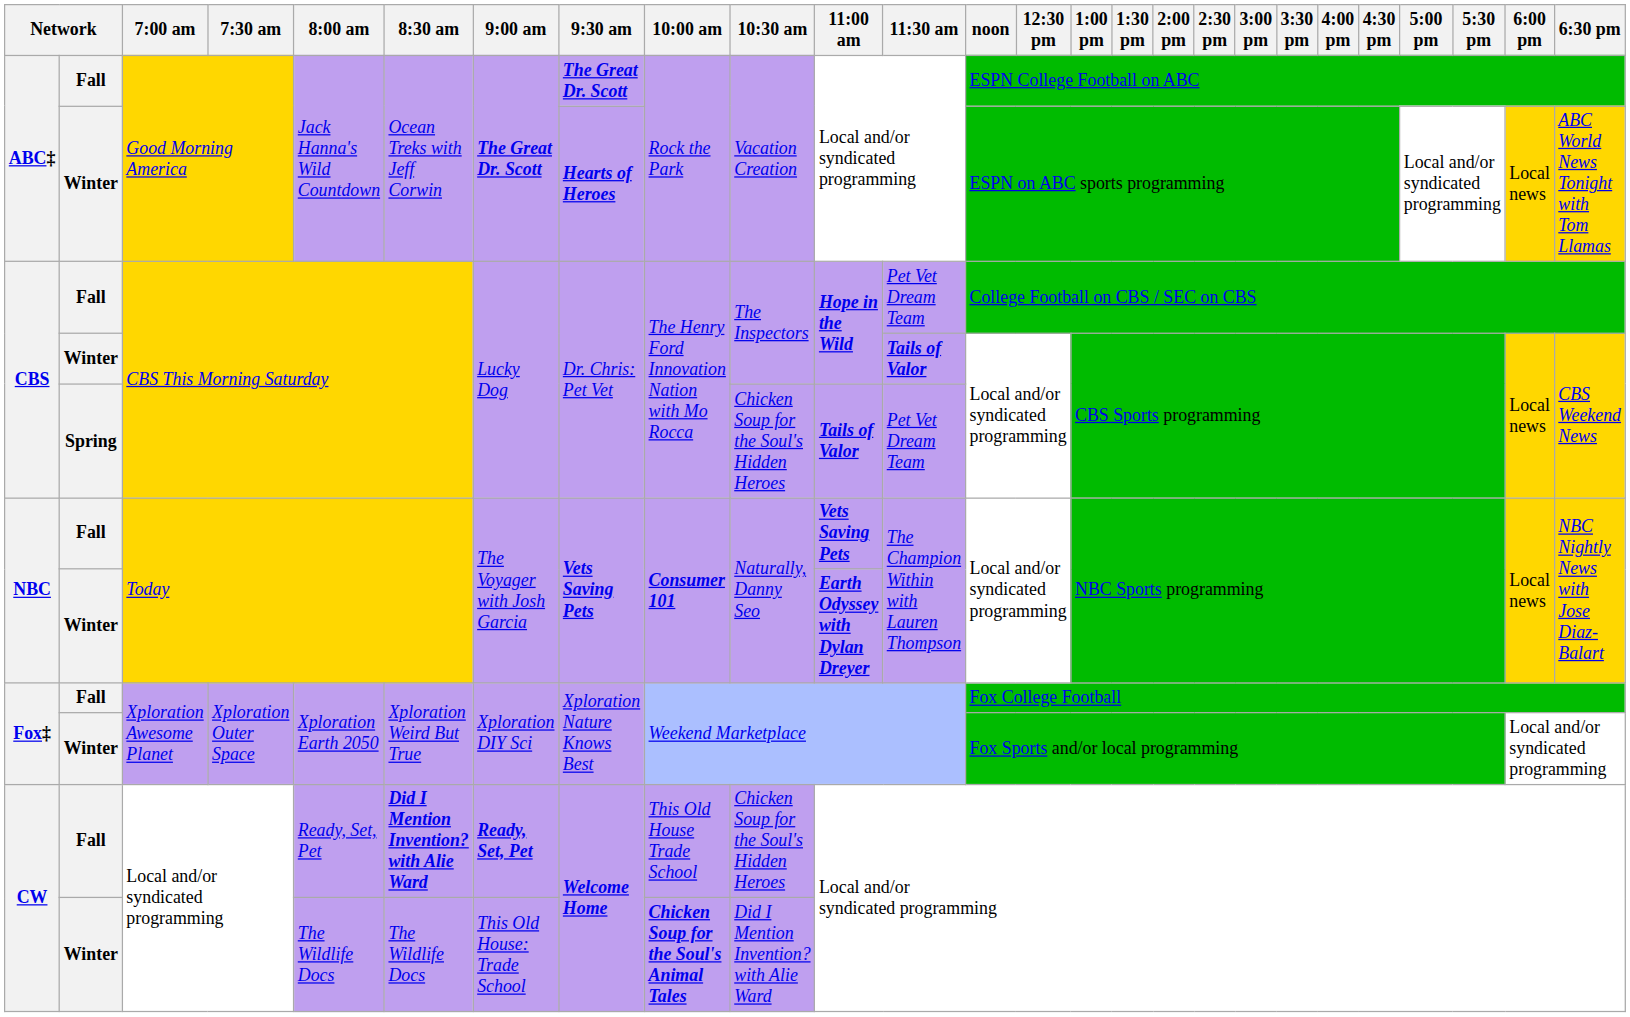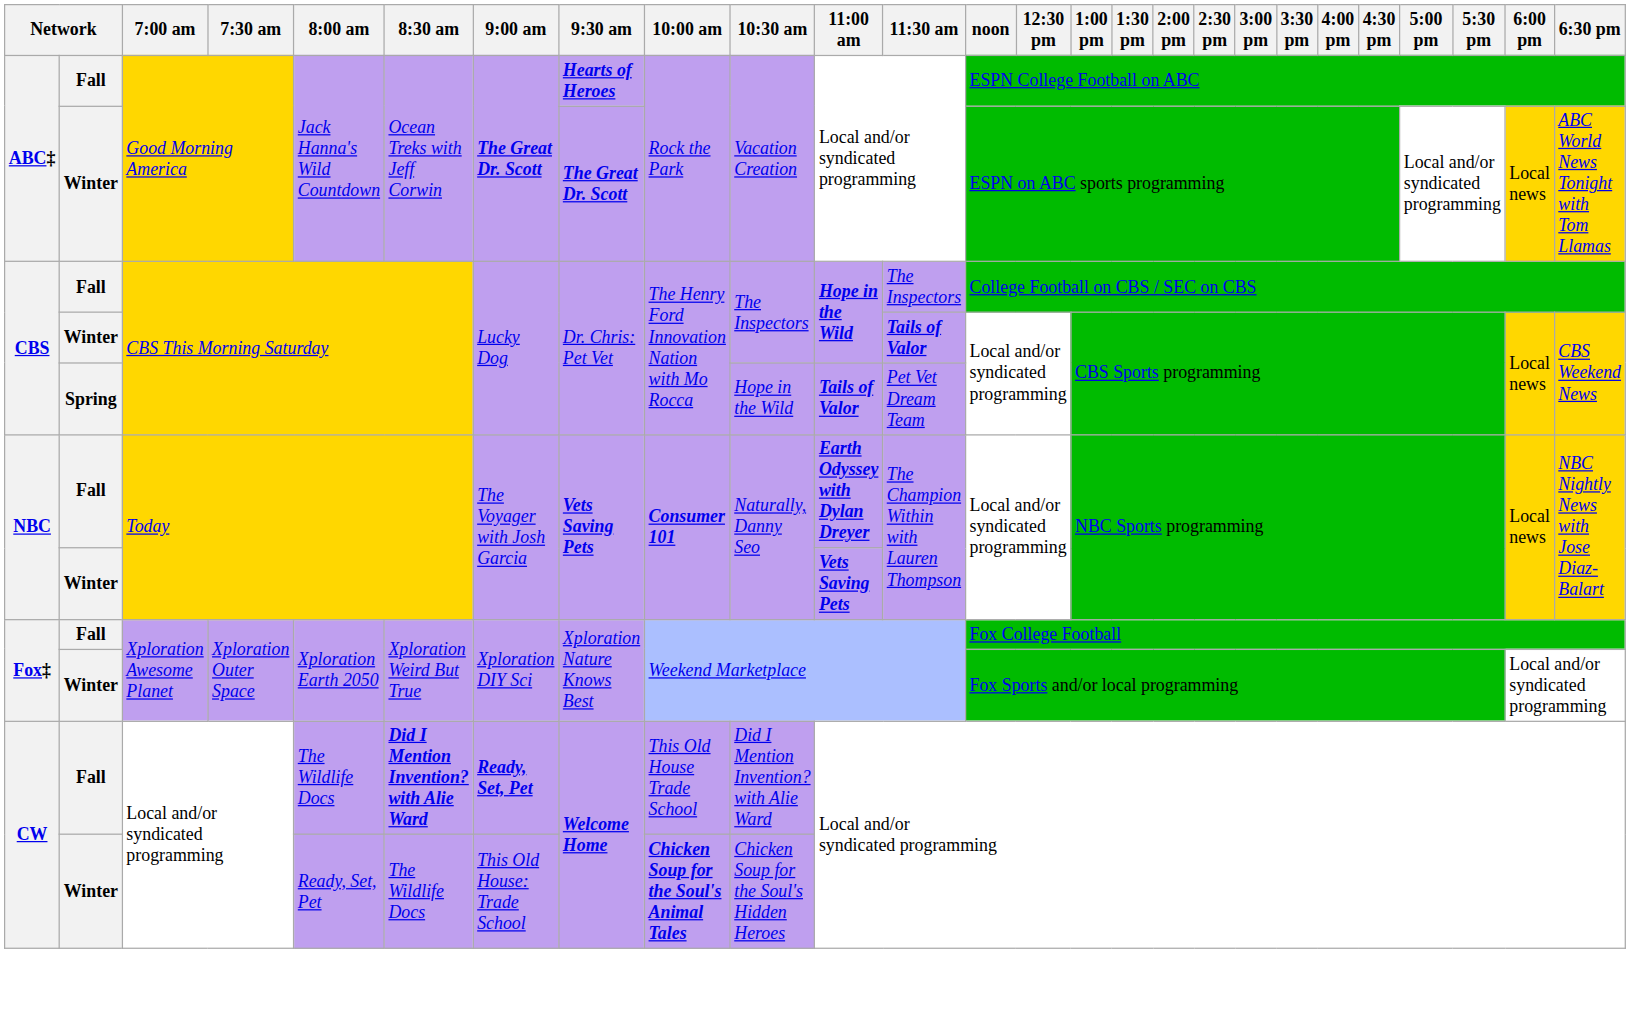(600, 80) The Great Dr. Scott -> (597, 80) Hearts of Heroes
(597, 183) Hearts of Heroes -> (600, 183) The Great Dr. Scott
(912, 297) Pet Vet Dream Team -> (924, 287) The Inspectors
(769, 440) Chicken Soup for the Soul's Hidden Heroes -> (764, 398) Hope in the Wild
(844, 533) Vets Saving Pets -> (849, 491) Earth Odyssey with Dylan Dreyer
(849, 626) Earth Odyssey with Dylan Dreyer -> (844, 584) Vets Saving Pets
(337, 841) Ready, Set, Pet -> (326, 777) The Wildlife Docs
(769, 841) Chicken Soup for the Soul's Hidden Heroes -> (772, 777) Did I Mention Invention? with Alie Ward
(326, 954) The Wildlife Docs -> (337, 891) Ready, Set, Pet
(772, 954) Did I Mention Invention? with Alie Ward -> (769, 891) Chicken Soup for the Soul's Hidden Heroes
